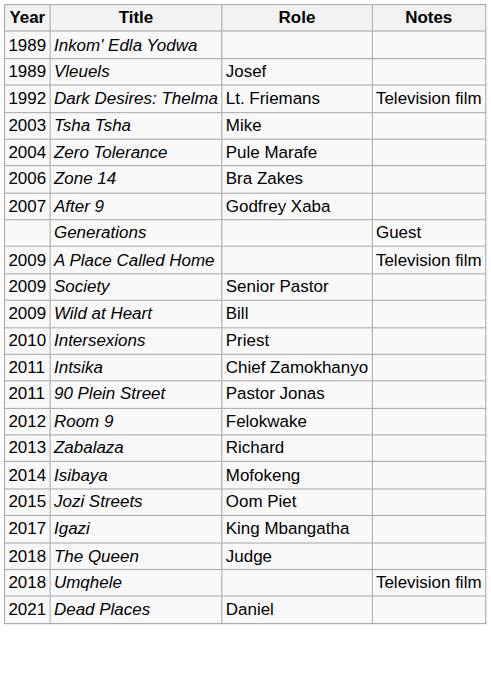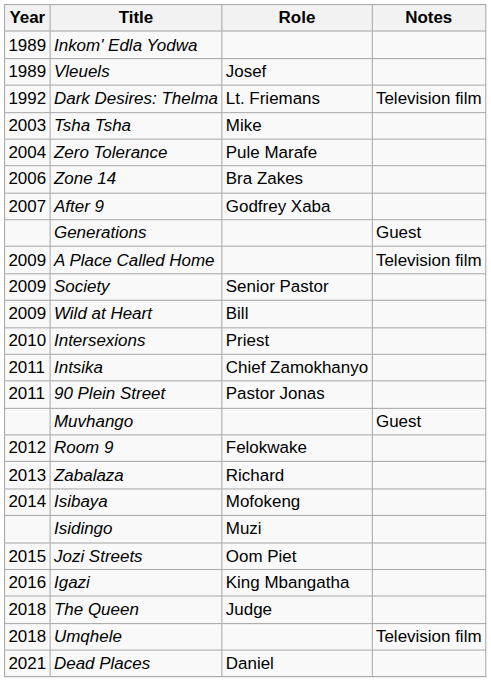+ row: (94, 421)
+ row: (83, 529)
(27, 529) 2017 -> (27, 582) 2016
